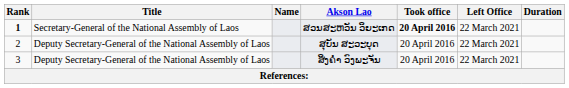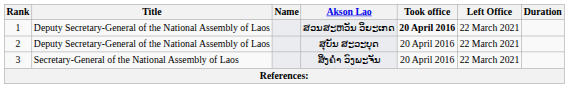(18, 28) bold -> (18, 28) normal
(136, 28) Secretary-General of the National Assembly of Laos -> (152, 28) Deputy Secretary-General of the National Assembly of Laos
(152, 60) Deputy Secretary-General of the National Assembly of Laos -> (136, 60) Secretary-General of the National Assembly of Laos
